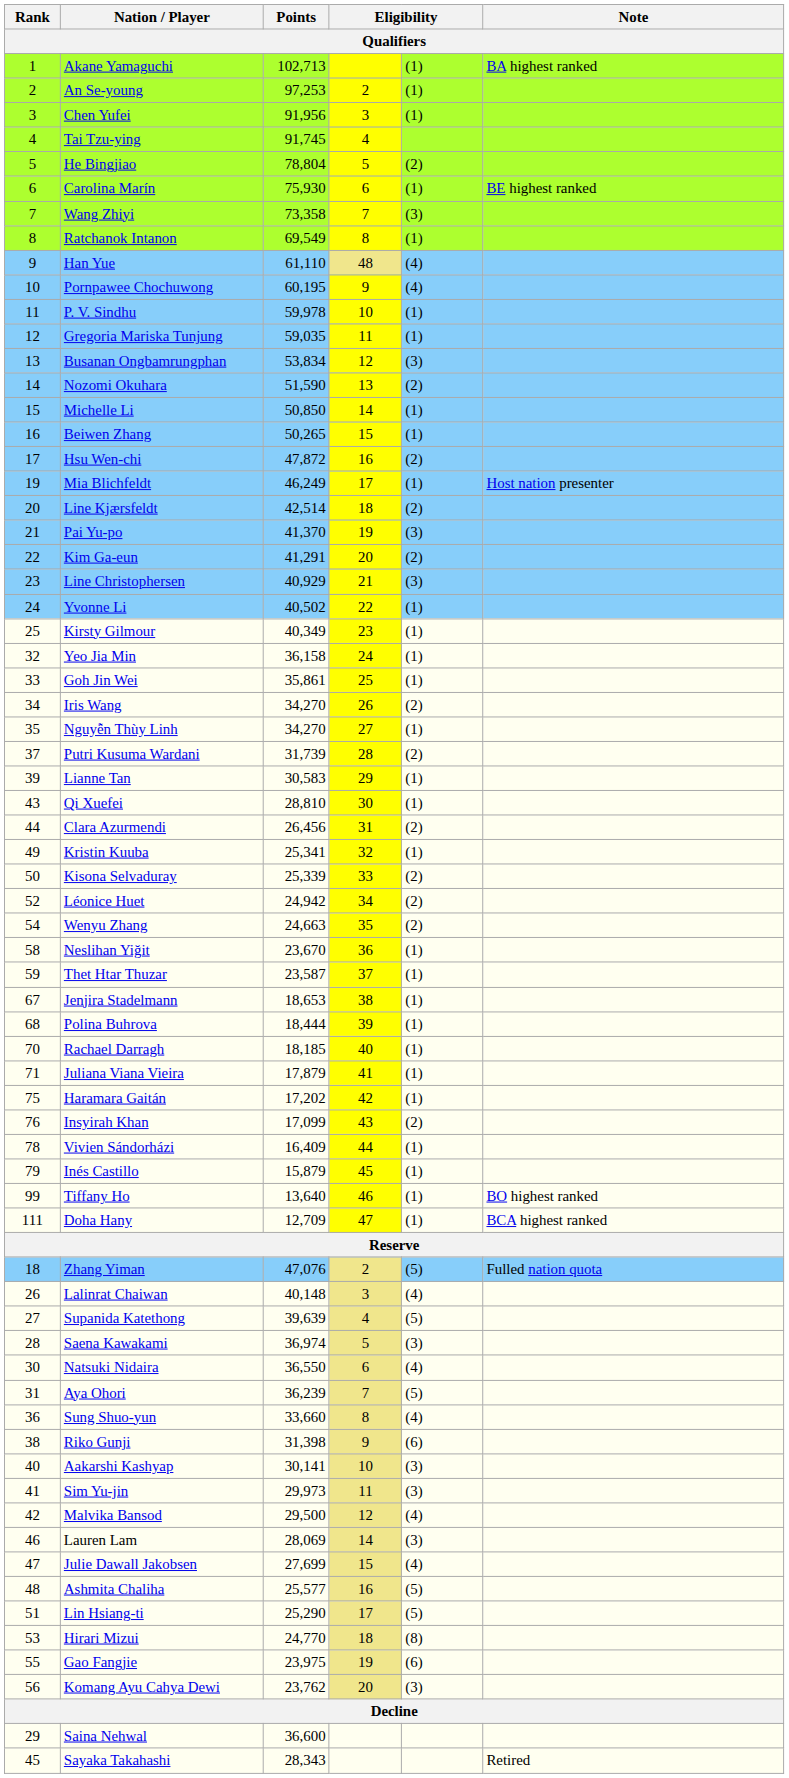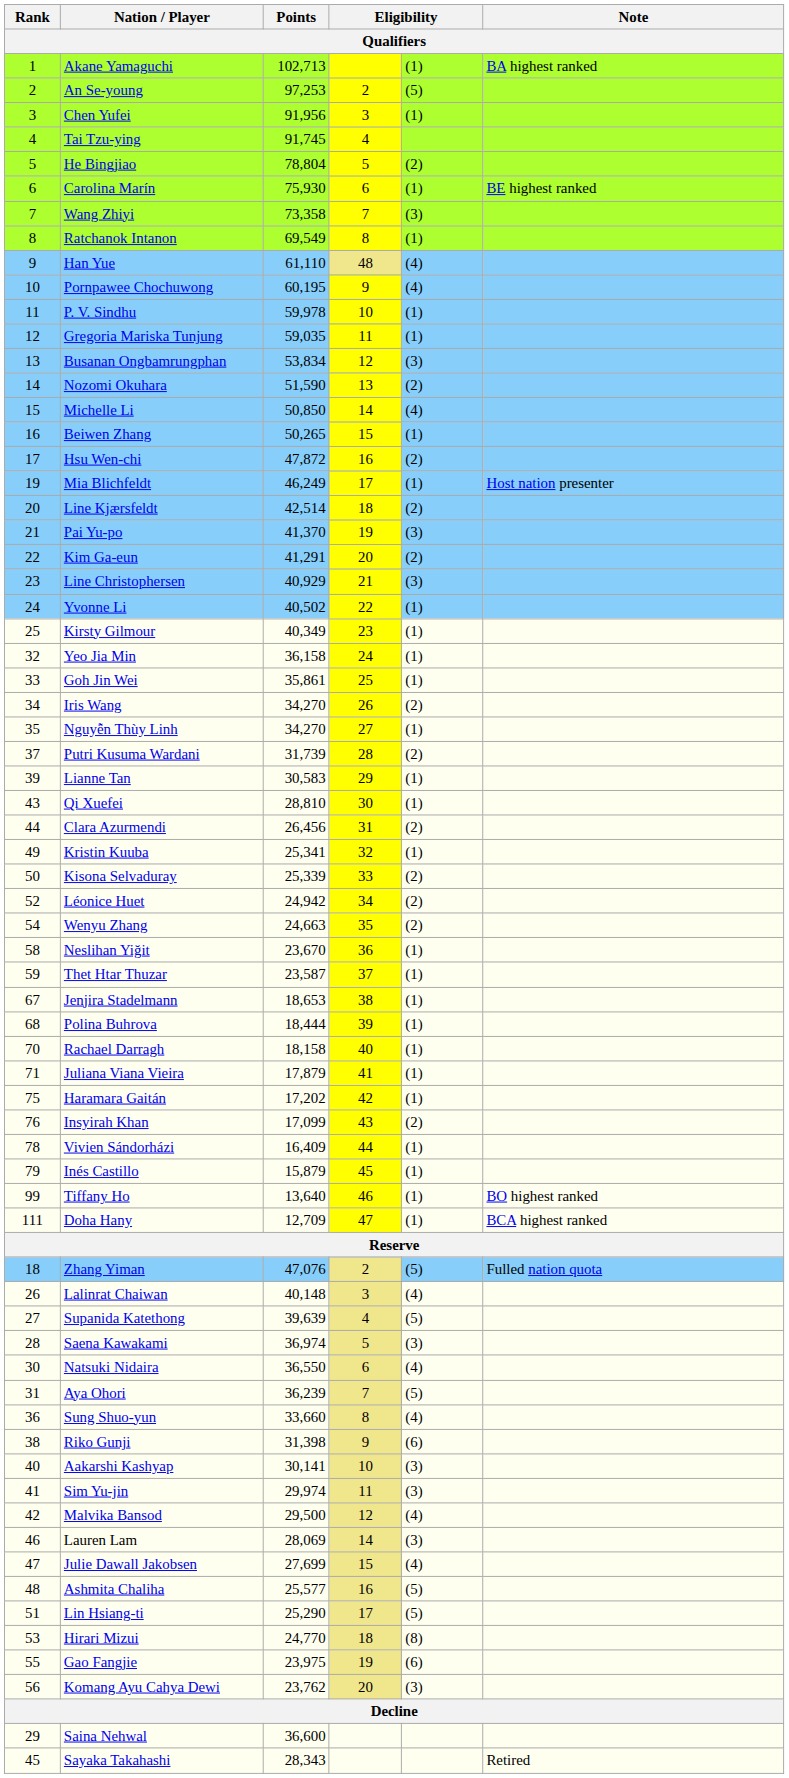(414, 90) (1) -> (414, 90) (5)
(414, 409) (1) -> (414, 409) (4)
(305, 1048) 18,185 -> (305, 1048) 18,158
(305, 1490) 29,973 -> (305, 1490) 29,974
